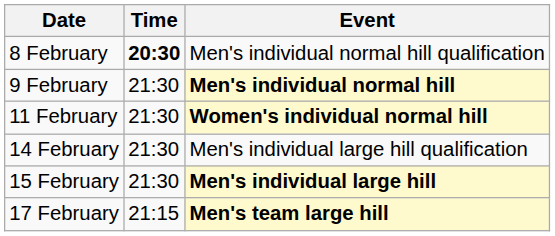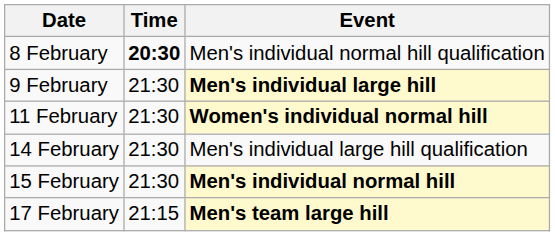(322, 85) Men's individual normal hill -> (313, 85) Men's individual large hill
(313, 181) Men's individual large hill -> (322, 181) Men's individual normal hill
